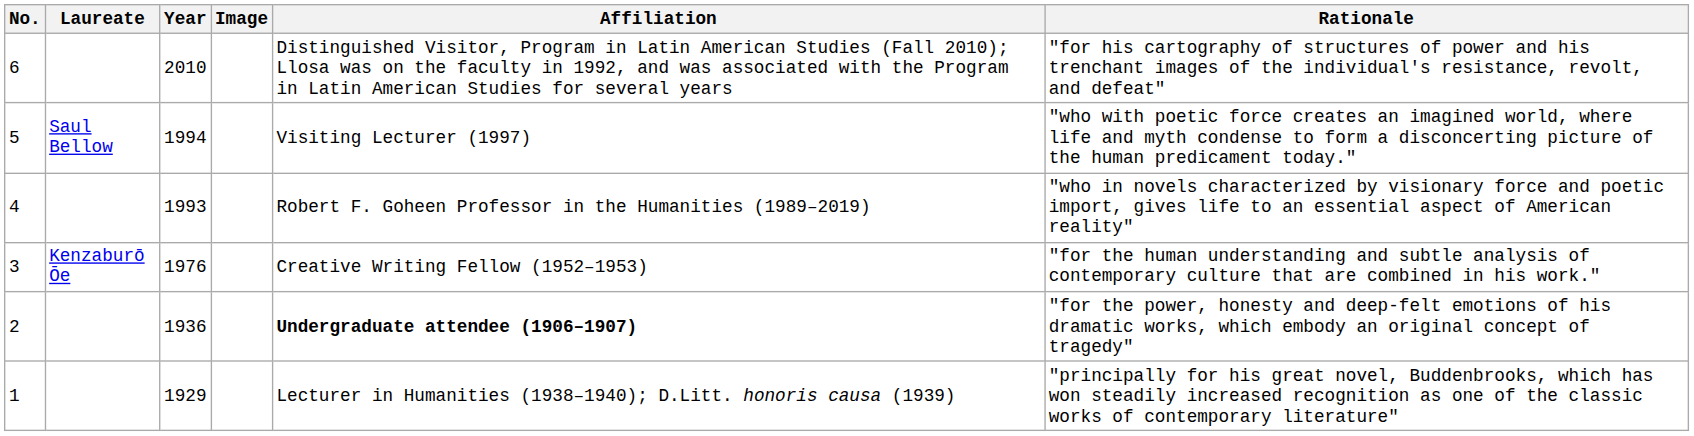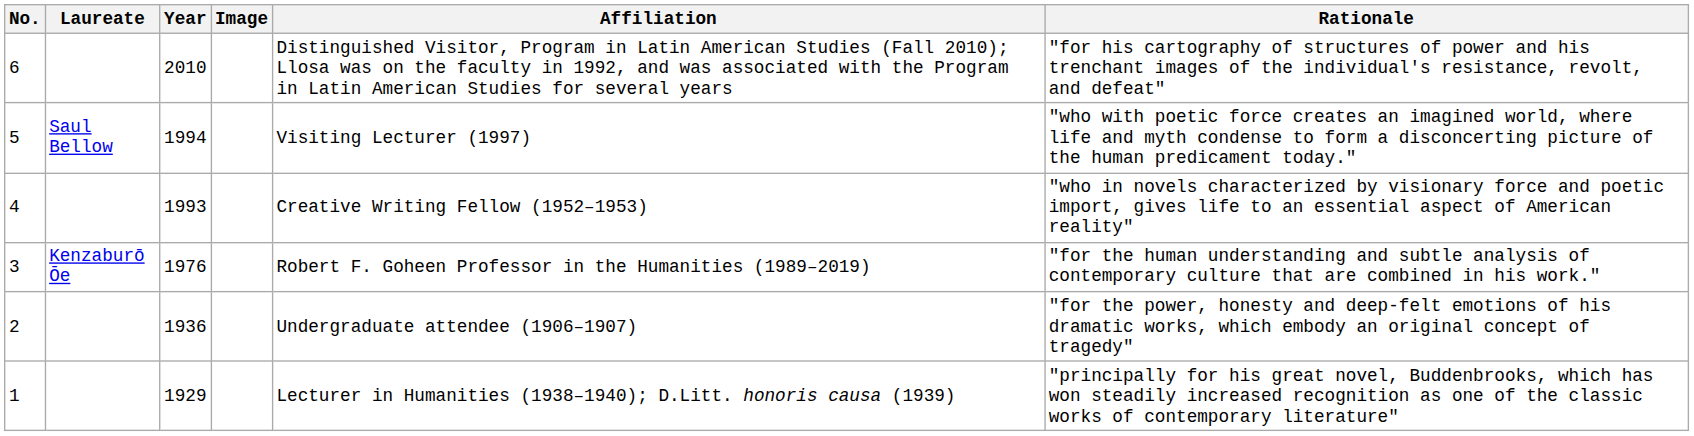(574, 208) Robert F. Goheen Professor in the Humanities (1989–2019) -> (462, 208) Creative Writing Fellow (1952–1953)
(462, 267) Creative Writing Fellow (1952–1953) -> (574, 267) Robert F. Goheen Professor in the Humanities (1989–2019)
(457, 326) bold -> (457, 326) normal
